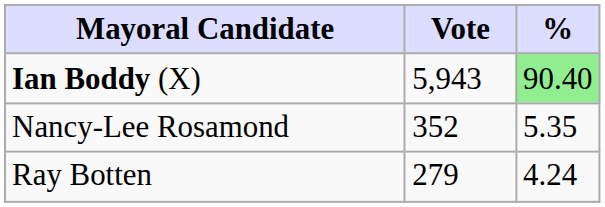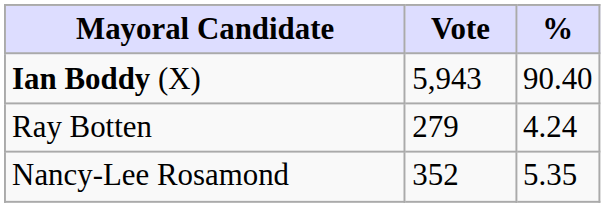(558, 77) lightgreen background -> (558, 77) no background
rows swapped: (151, 126) <-> (82, 175)
